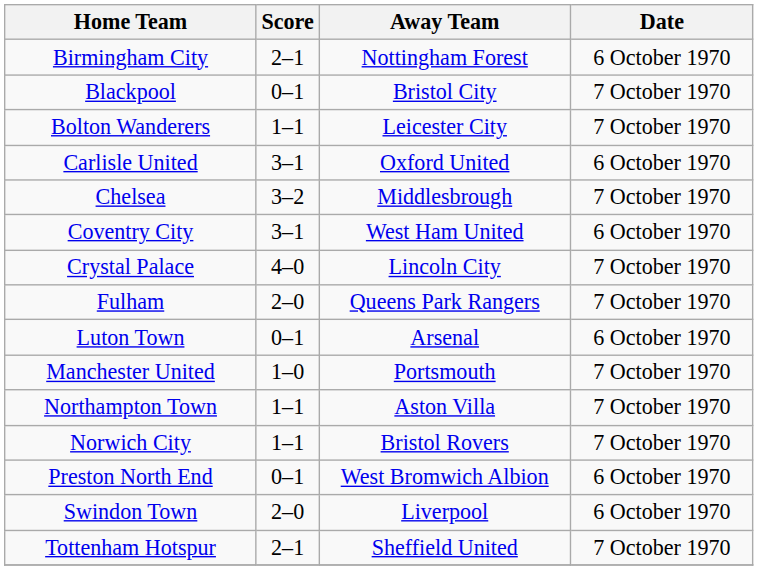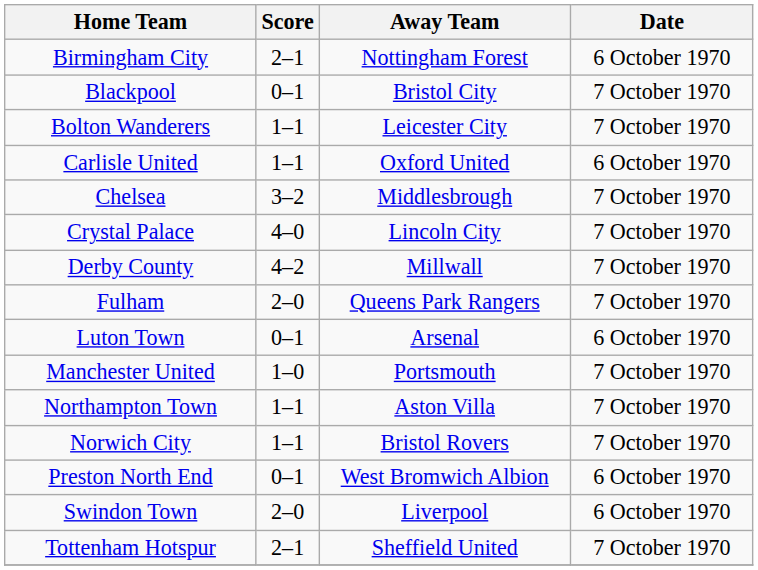(288, 162) 3–1 -> (288, 162) 1–1
- row: (131, 232)
+ row: (131, 267)
